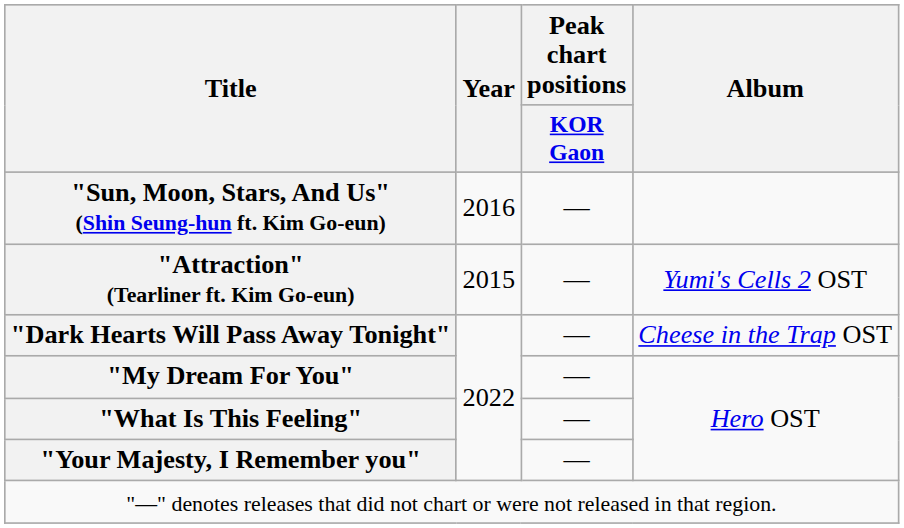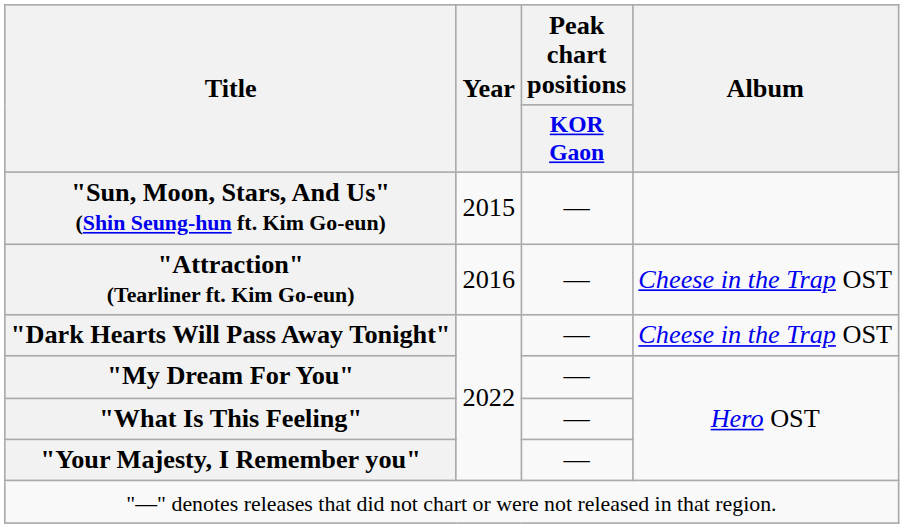(489, 207) 2016 -> (489, 207) 2015
(489, 278) 2015 -> (489, 278) 2016
(765, 278) Yumi's Cells 2 OST -> (765, 278) Cheese in the Trap OST
